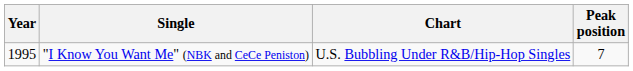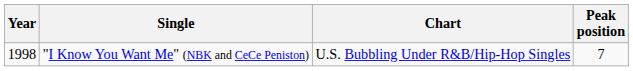(22, 54) 1995 -> (22, 54) 1998
